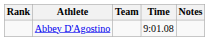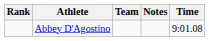columns swapped: (159, 12) <-> (190, 12)
